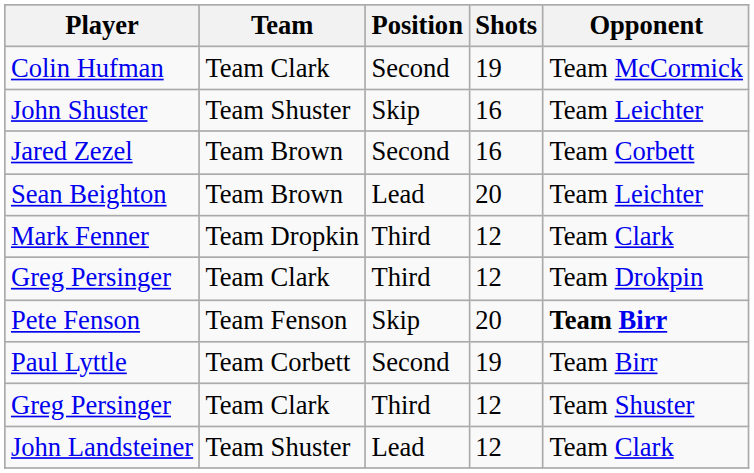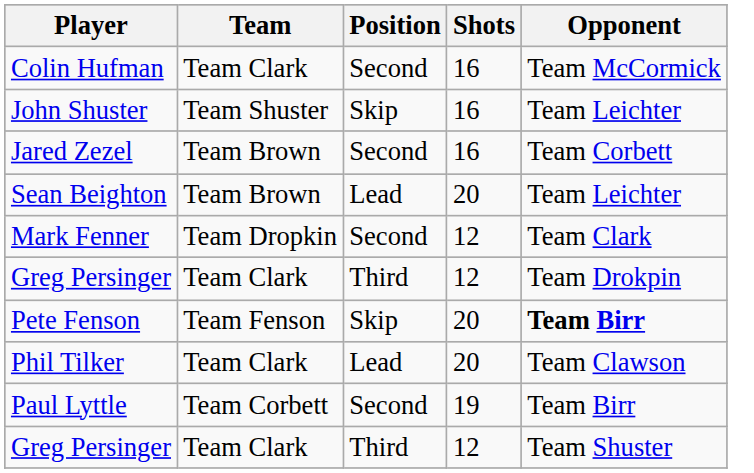(488, 67) 19 -> (466, 67) 16
(401, 236) Third -> (388, 236) Second
+ row: (67, 362)
- row: (102, 446)
